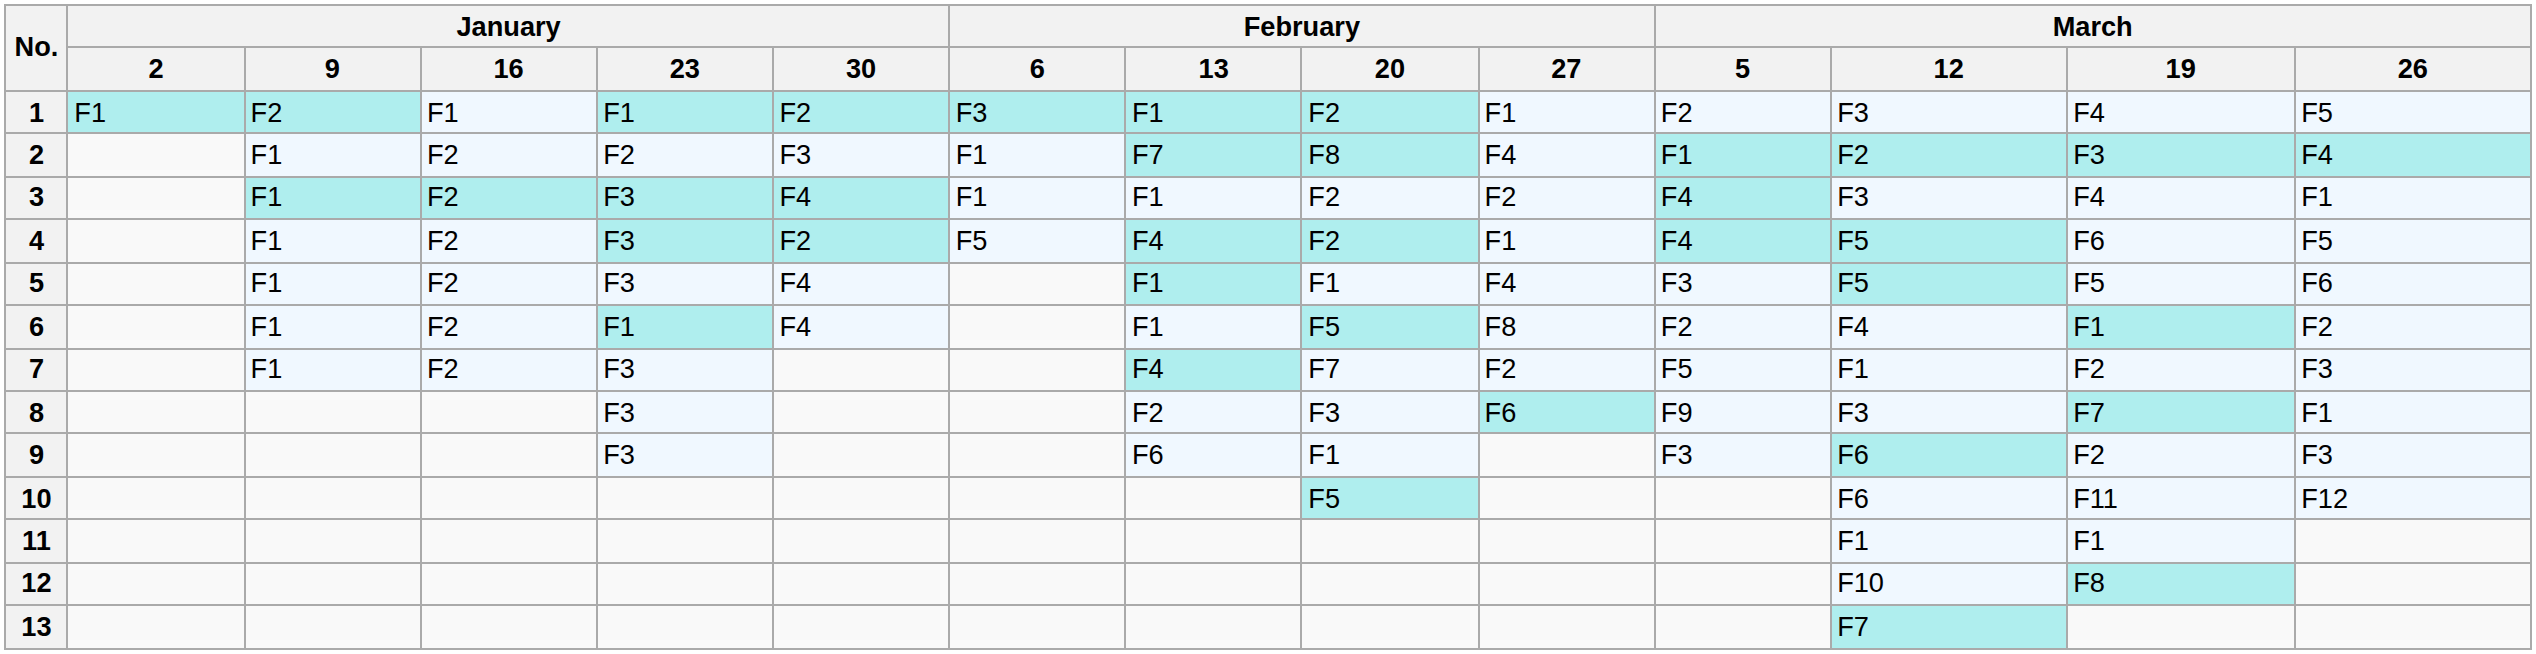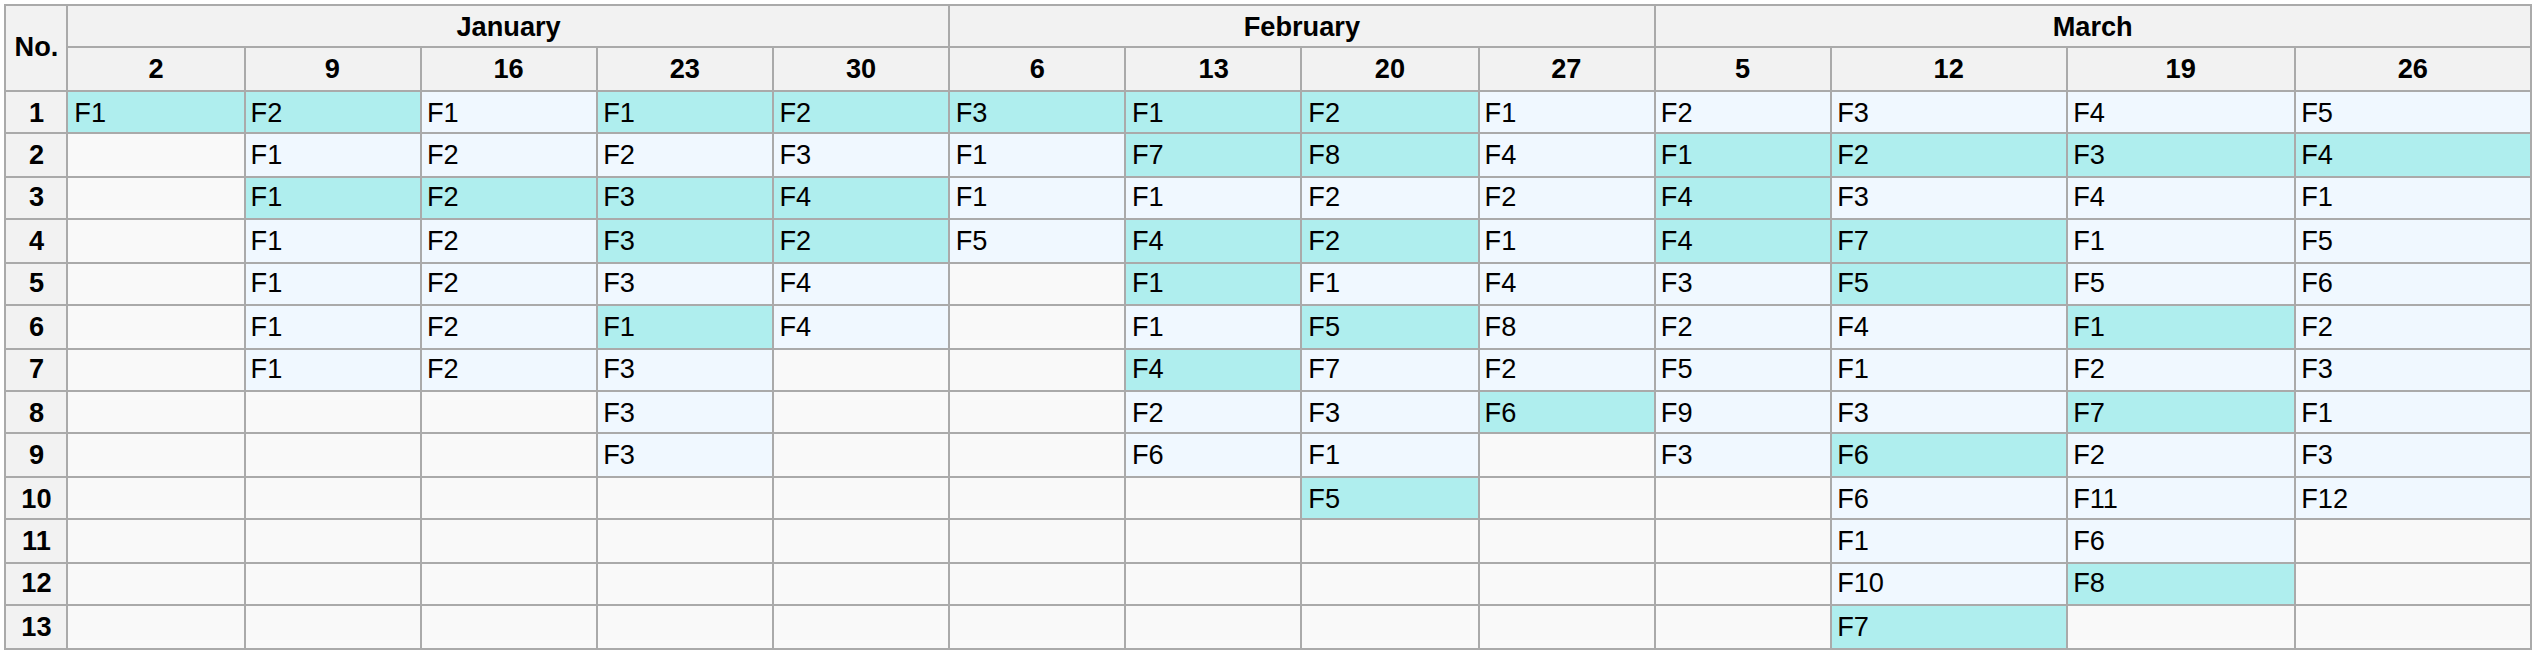(1853, 240) F5 -> (1853, 240) F7
(2089, 240) F6 -> (2089, 240) F1
(2089, 541) F1 -> (2089, 541) F6
